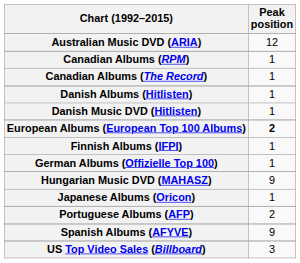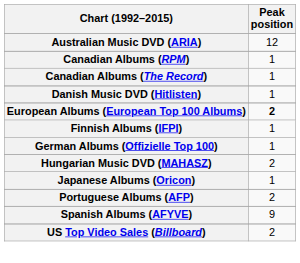- row: (126, 94)
(272, 180) 9 -> (272, 163) 2
(272, 249) 3 -> (272, 232) 2
